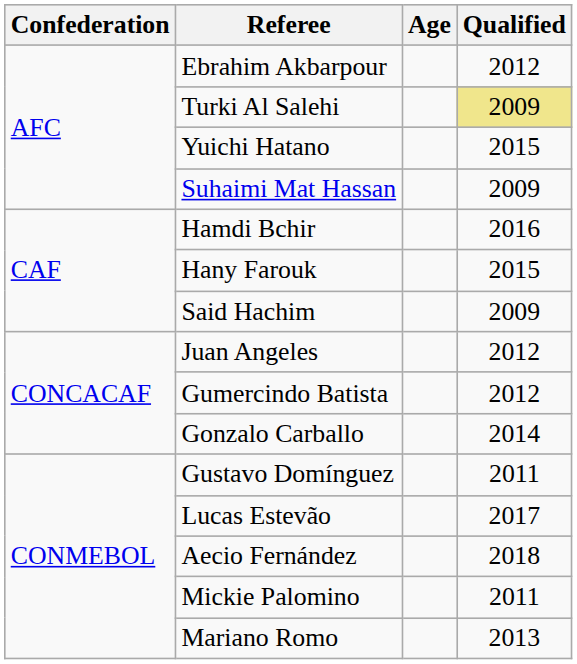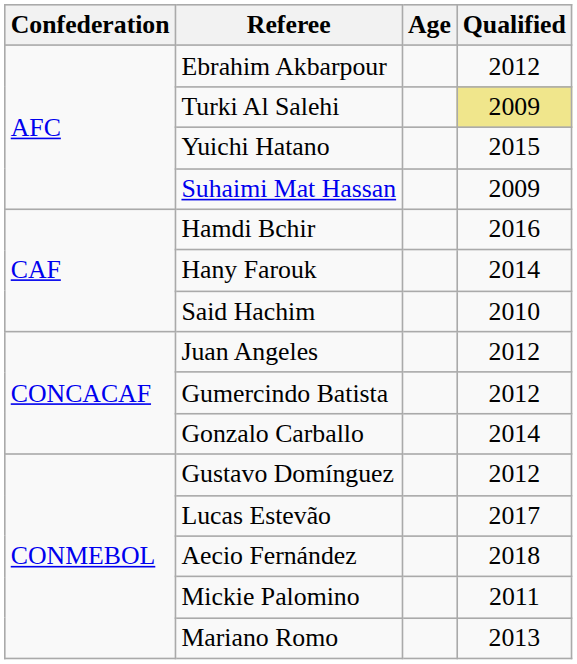(514, 270) 2015 -> (514, 270) 2014
(514, 310) 2009 -> (514, 310) 2010
(514, 474) 2011 -> (514, 474) 2012
